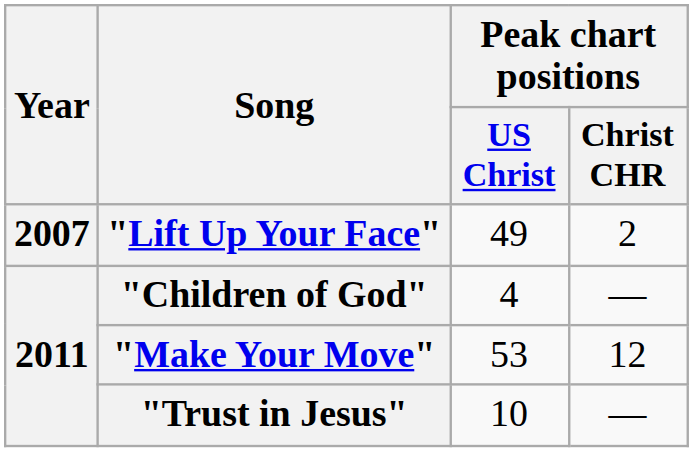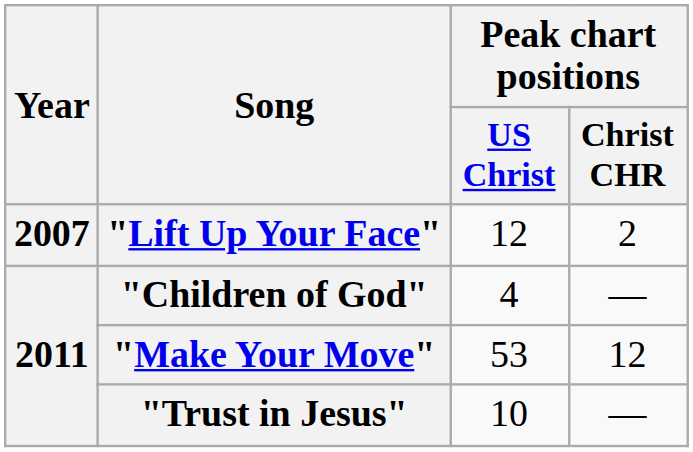(509, 233) 49 -> (509, 233) 12
